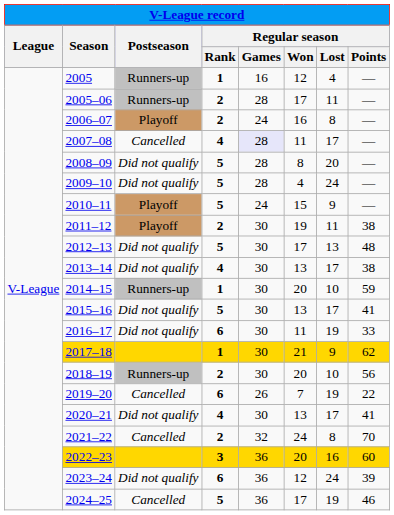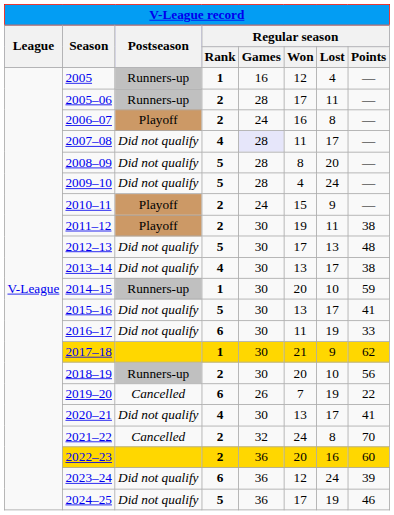(158, 141) Cancelled -> (158, 141) Did not qualify
(220, 204) 5 -> (220, 204) 2
(220, 457) 3 -> (220, 457) 2
(158, 499) Cancelled -> (158, 499) Did not qualify
